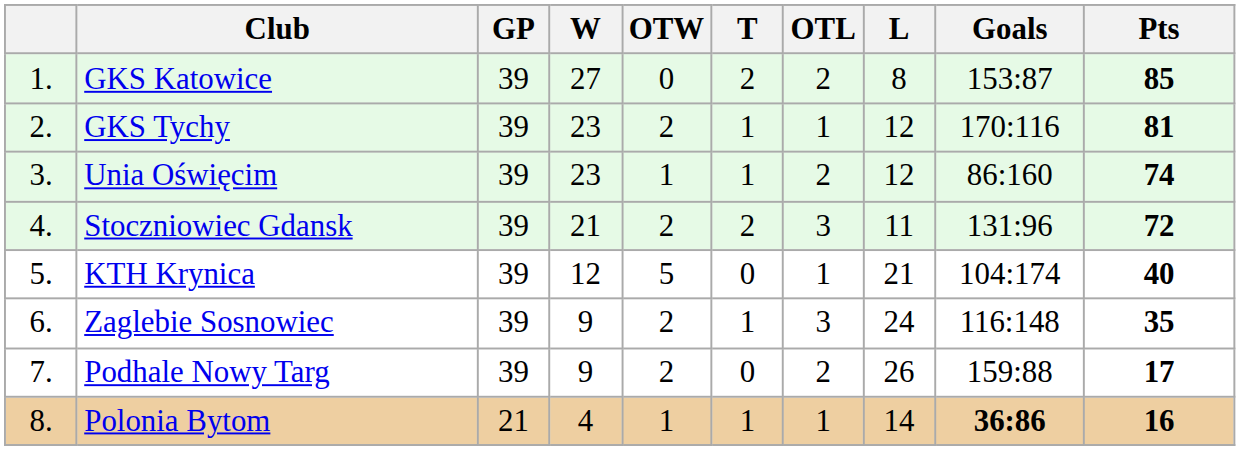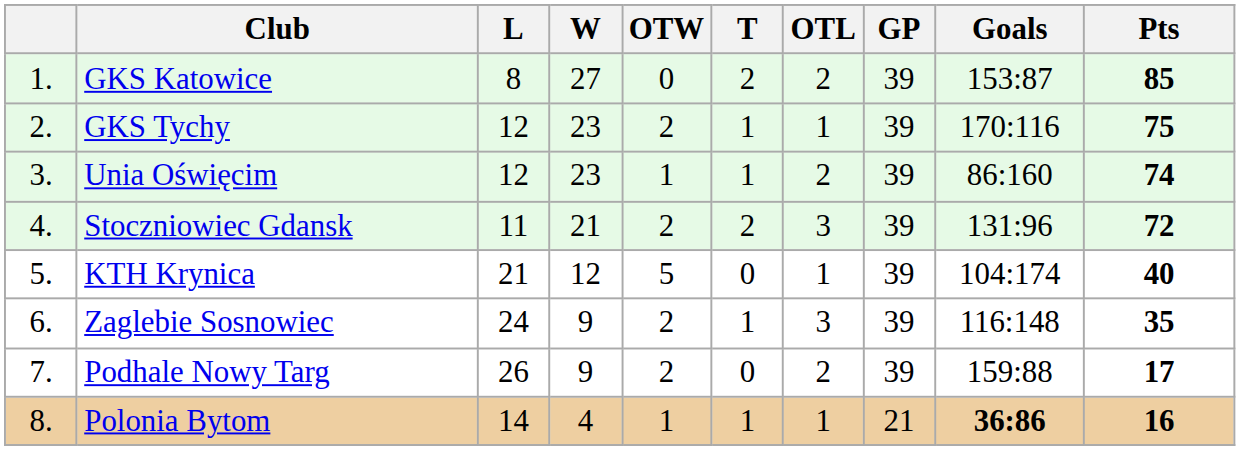columns swapped: (513, 28) <-> (899, 28)
(1159, 126) 81 -> (1159, 126) 75
